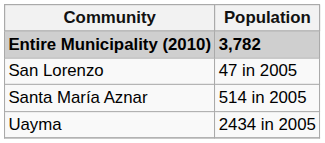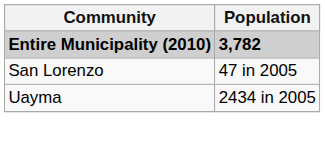- row: (78, 97)
